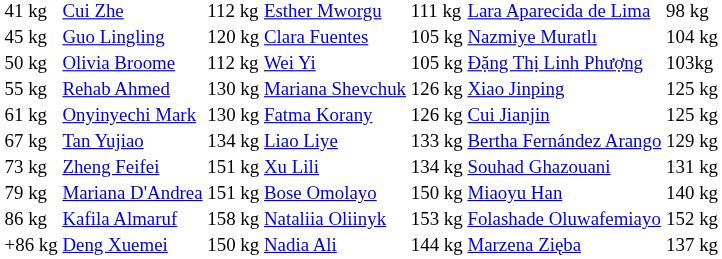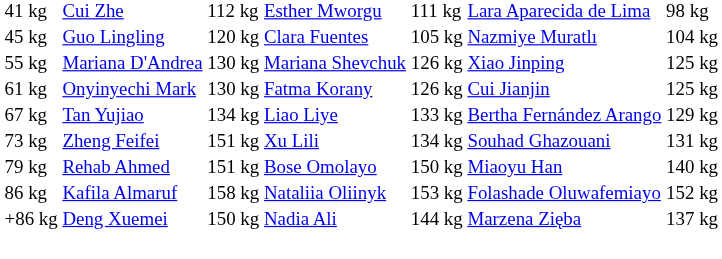- row: (26, 62)
(116, 88) Rehab Ahmed -> (133, 62) Mariana D'Andrea
(133, 192) Mariana D'Andrea -> (116, 166) Rehab Ahmed
